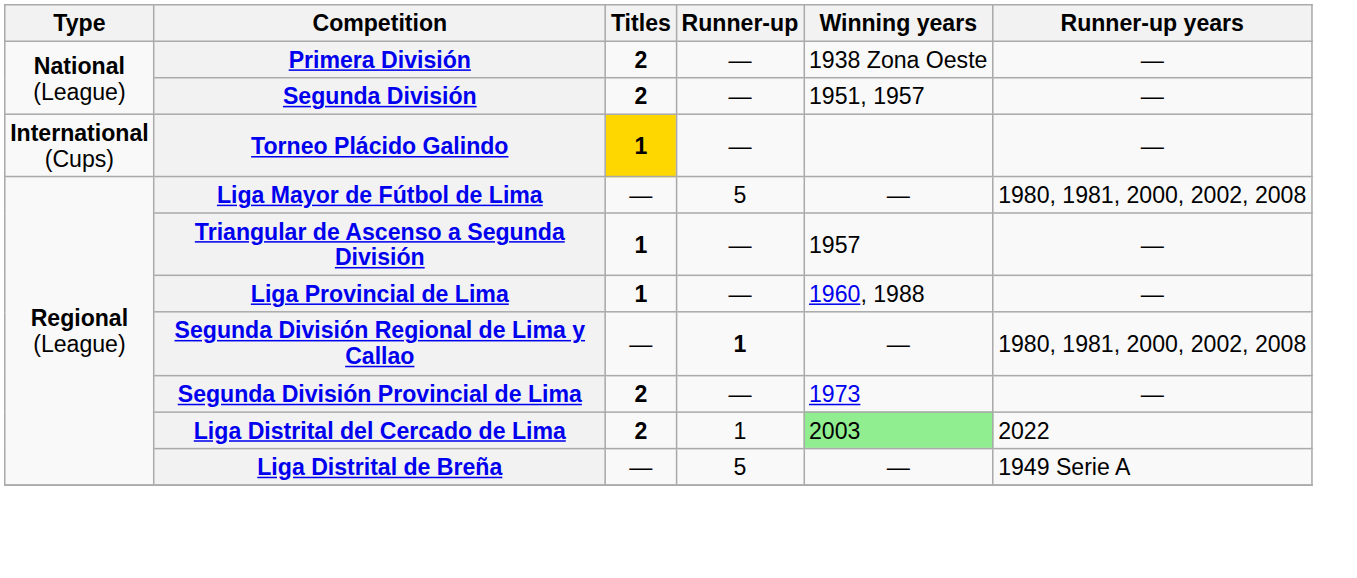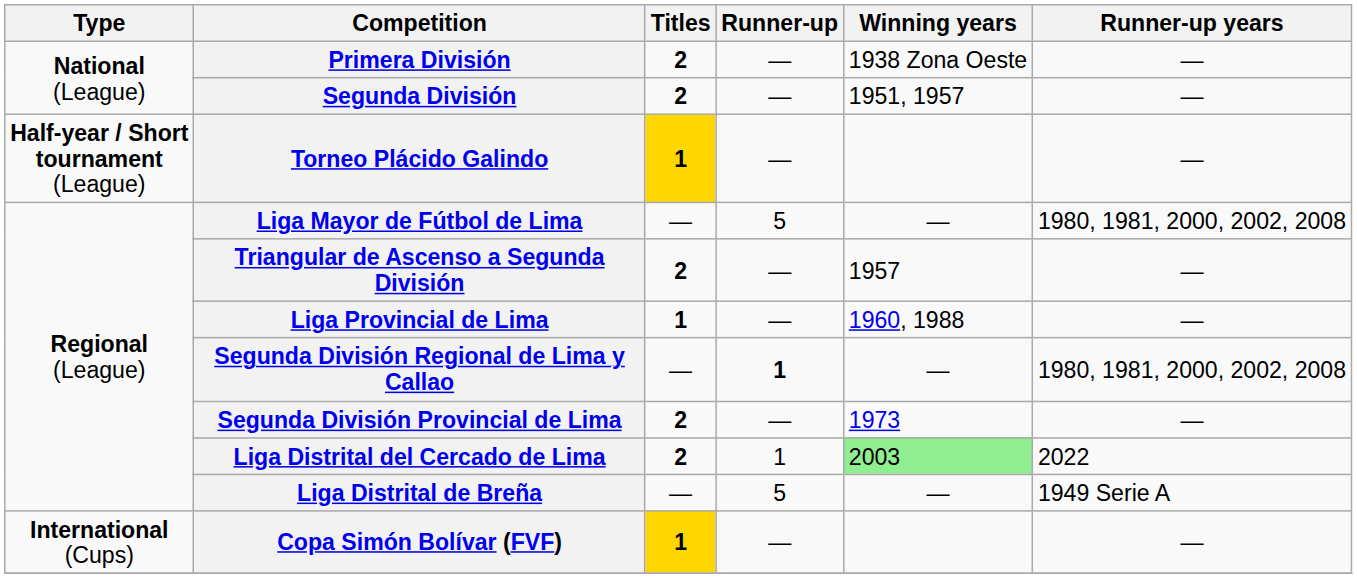(79, 146) International (Cups) -> (99, 159) Half-year / Short tournament (League)
(641, 245) 1 -> (681, 271) 2
+ row: (420, 542)
